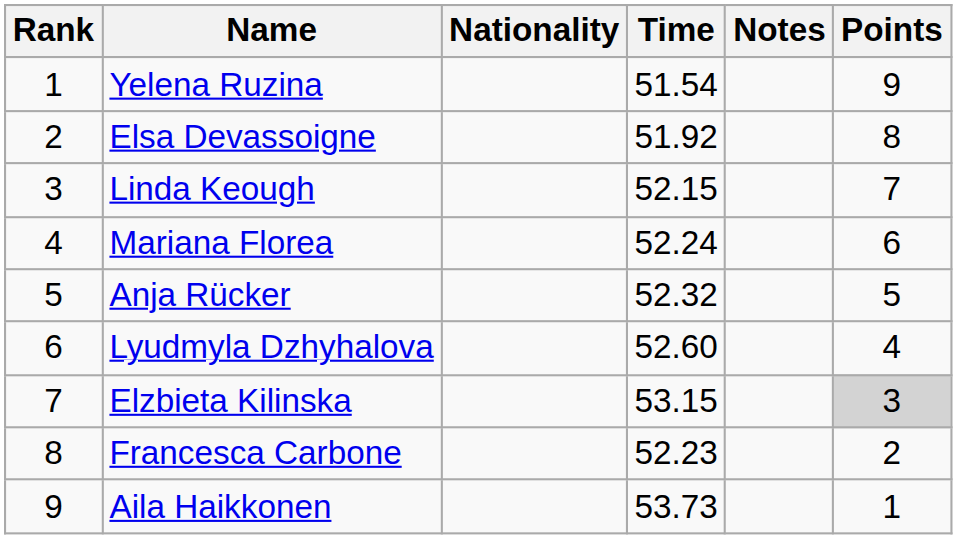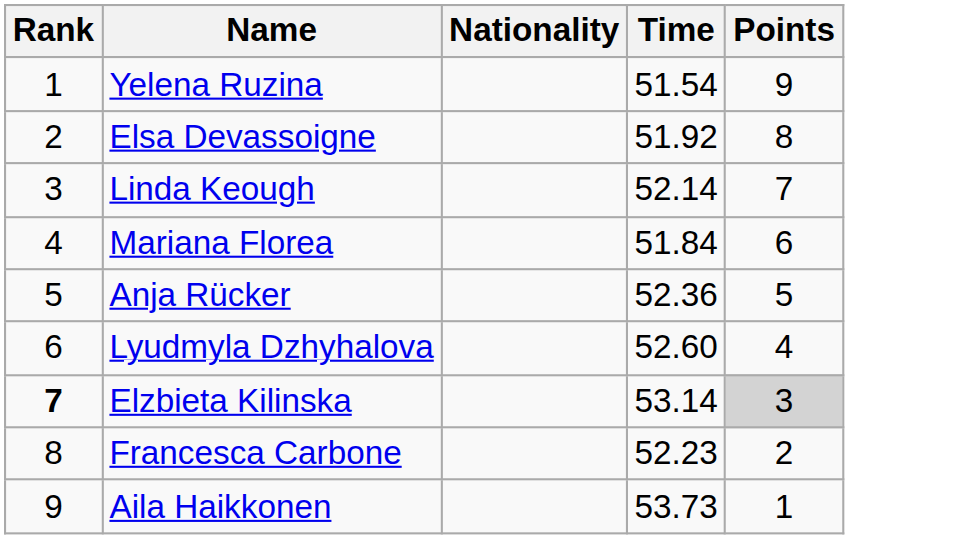- column: (779, 30)
(676, 189) 52.15 -> (676, 189) 52.14
(676, 242) 52.24 -> (676, 242) 51.84
(676, 294) 52.32 -> (676, 294) 52.36
(53, 400) normal -> (53, 400) bold
(676, 400) 53.15 -> (676, 400) 53.14
